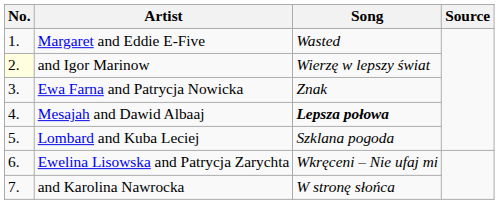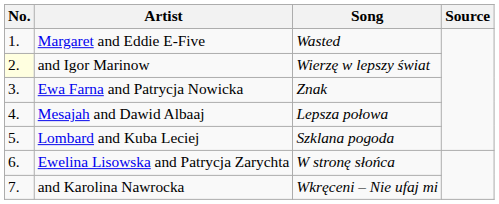(343, 114) bold -> (342, 114) normal
(367, 162) Wkręceni – Nie ufaj mi -> (346, 162) W stronę słońca
(346, 187) W stronę słońca -> (367, 187) Wkręceni – Nie ufaj mi
